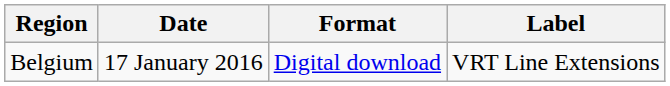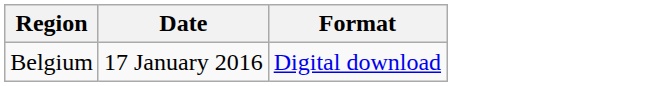- column: (556, 23)
